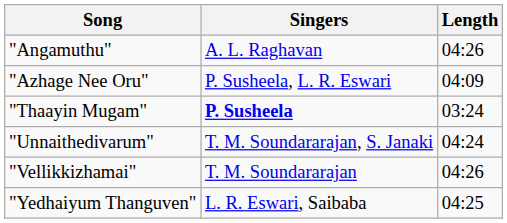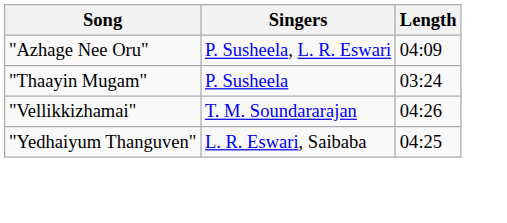- row: (60, 50)
(249, 111) bold -> (247, 81) normal
- row: (81, 142)
